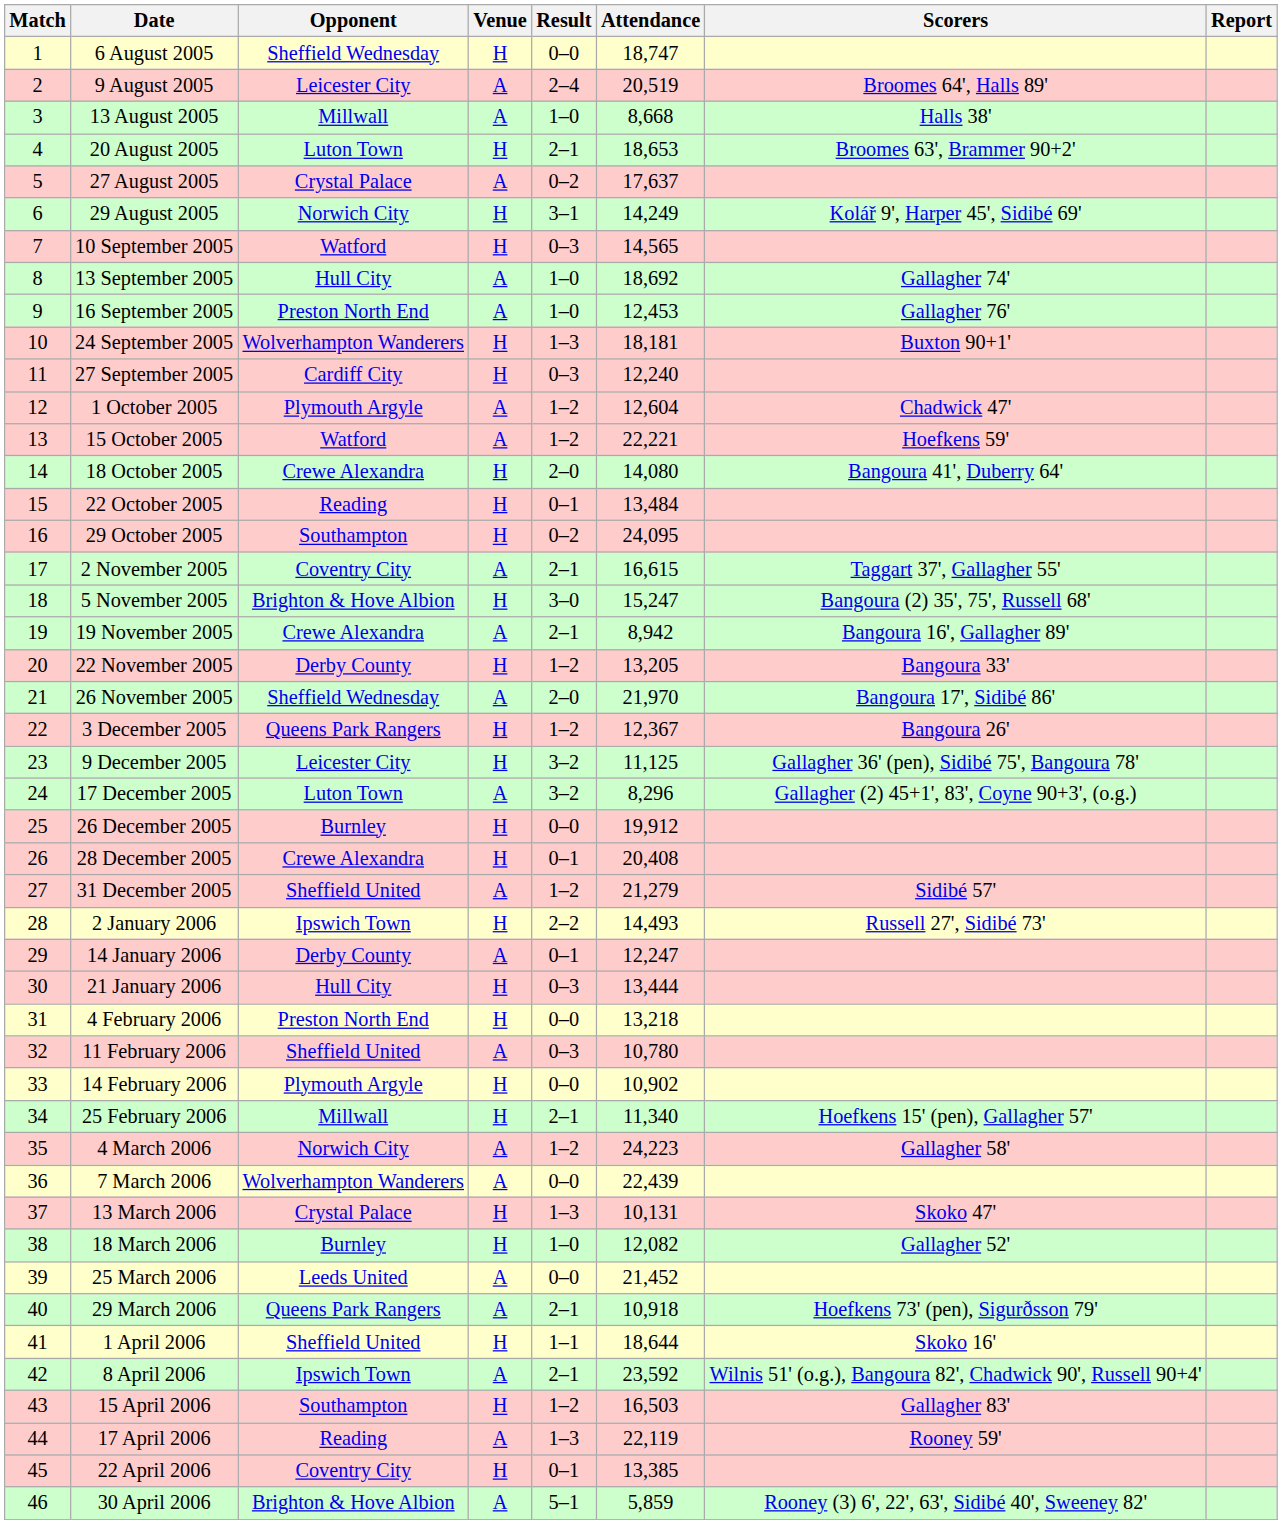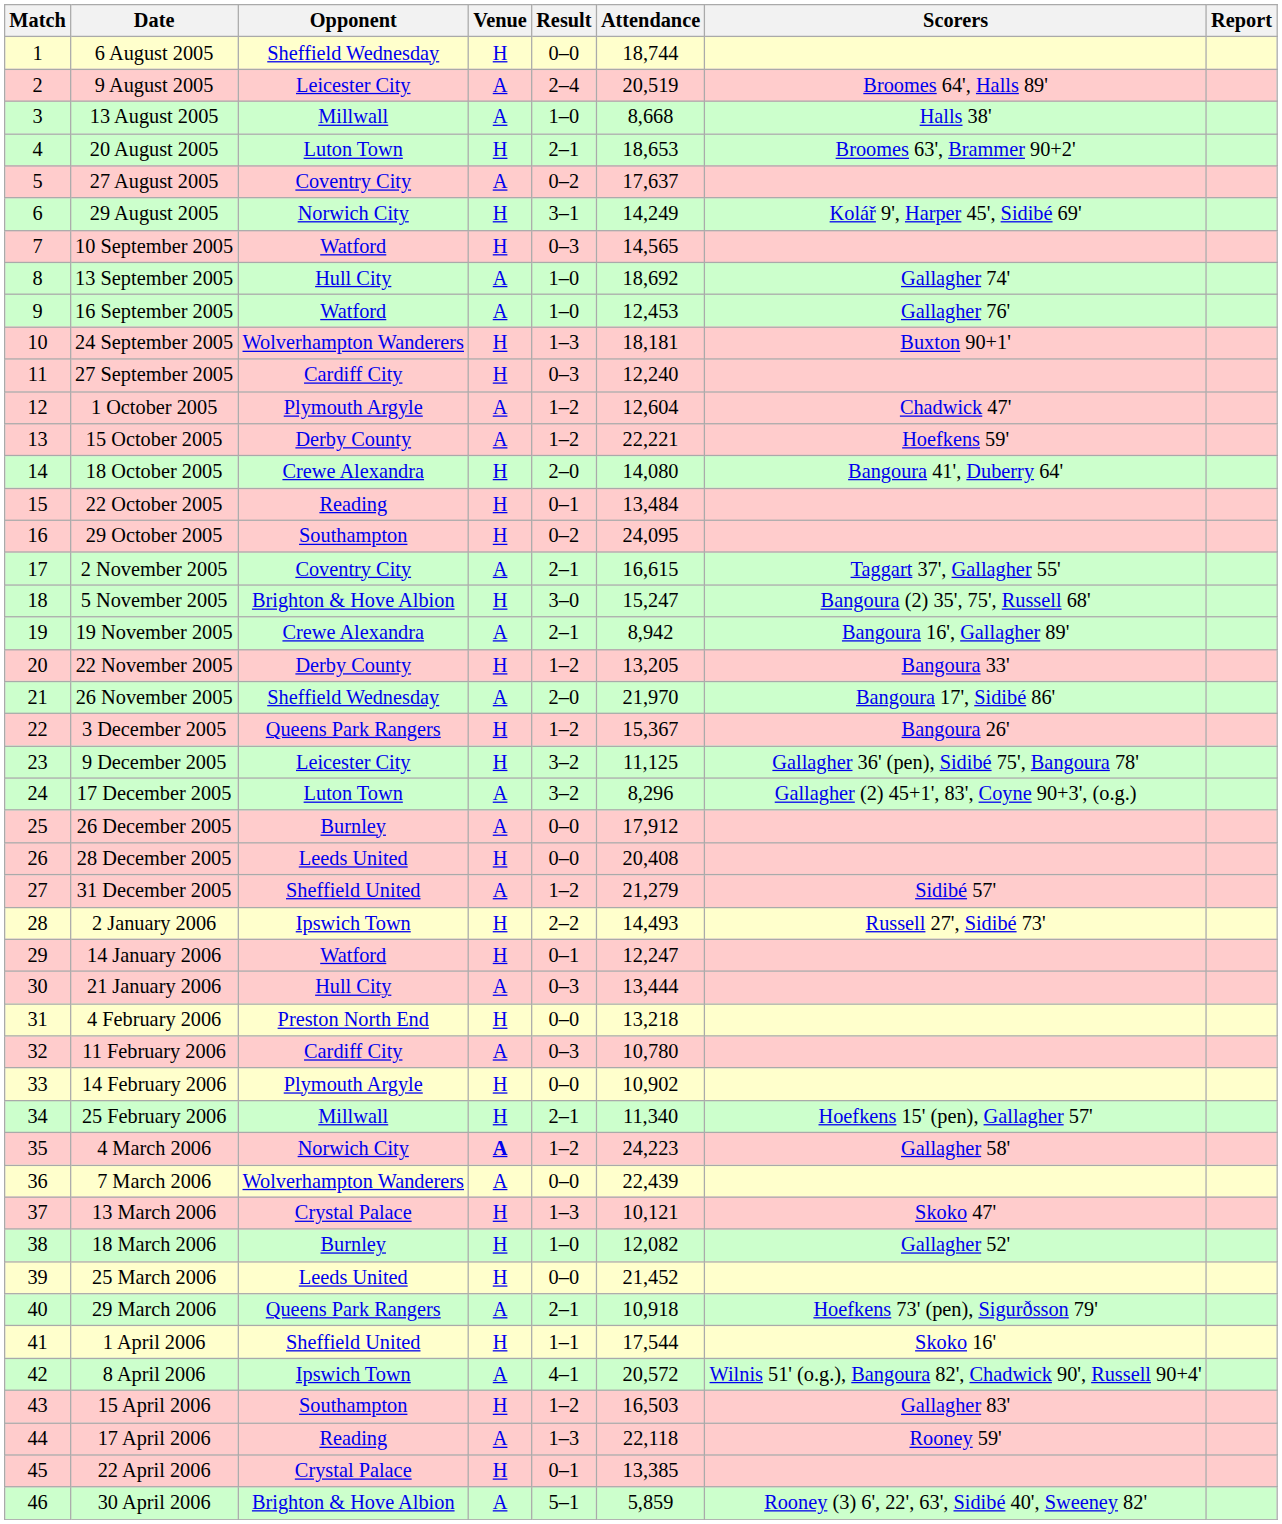(651, 52) 18,747 -> (651, 52) 18,744
(353, 181) Crystal Palace -> (353, 181) Coventry City
(353, 310) Preston North End -> (353, 310) Watford
(353, 439) Watford -> (353, 439) Derby County
(651, 729) 12,367 -> (651, 729) 15,367
(500, 826) H -> (500, 826) A
(651, 826) 19,912 -> (651, 826) 17,912
(353, 858) Crewe Alexandra -> (353, 858) Leeds United
(564, 858) 0–1 -> (564, 858) 0–0
(353, 955) Derby County -> (353, 955) Watford
(500, 955) A -> (500, 955) H
(500, 987) H -> (500, 987) A
(353, 1051) Sheffield United -> (353, 1051) Cardiff City
(500, 1148) normal -> (500, 1148) bold
(651, 1212) 10,131 -> (651, 1212) 10,121
(500, 1277) A -> (500, 1277) H
(651, 1341) 18,644 -> (651, 1341) 17,544
(564, 1374) 2–1 -> (564, 1374) 4–1
(651, 1374) 23,592 -> (651, 1374) 20,572
(651, 1438) 22,119 -> (651, 1438) 22,118
(353, 1470) Coventry City -> (353, 1470) Crystal Palace
